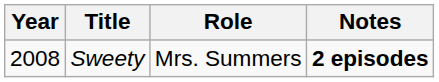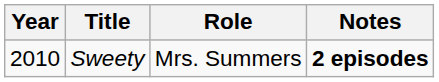(35, 58) 2008 -> (35, 58) 2010
